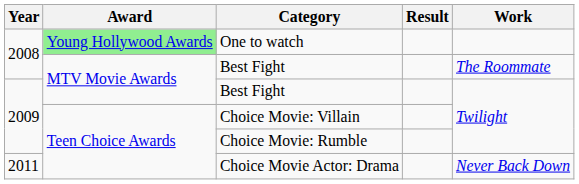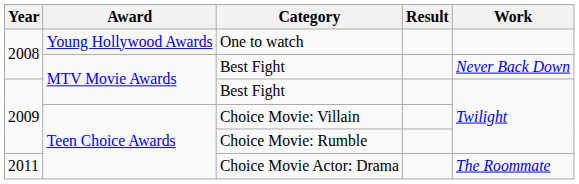(130, 41) lightgreen background -> (130, 41) no background
(503, 66) The Roommate -> (513, 66) Never Back Down
(513, 166) Never Back Down -> (503, 166) The Roommate
